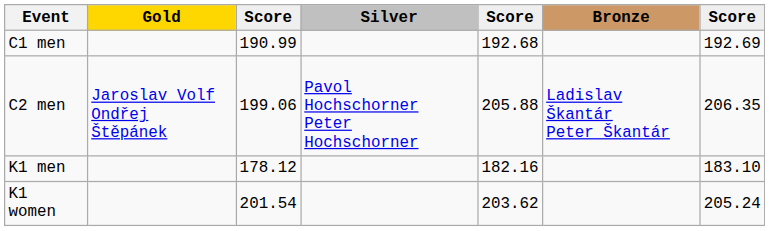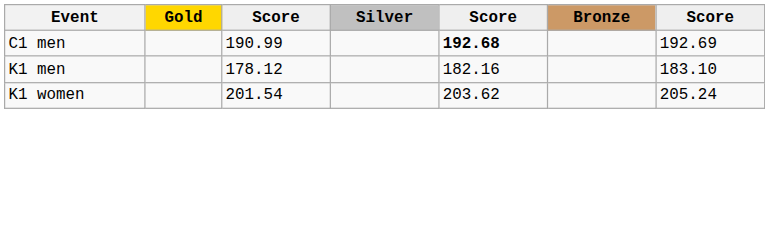(510, 43) normal -> (471, 43) bold
- row: (37, 106)
